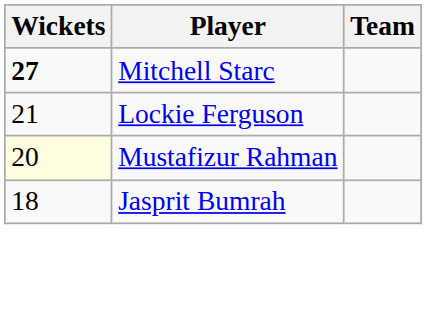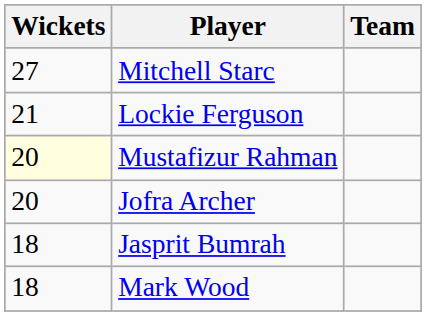(25, 69) bold -> (25, 69) normal
+ row: (187, 200)
+ row: (184, 288)
